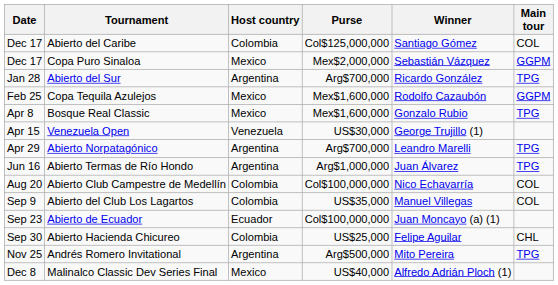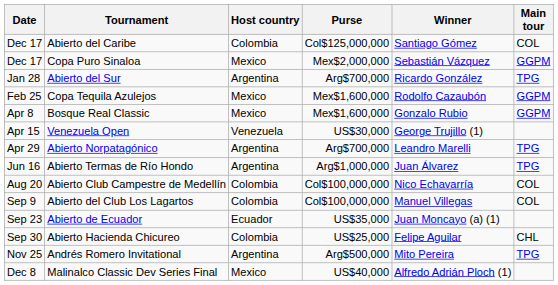(528, 114) TPG -> (533, 114) GGPM
(361, 201) US$35,000 -> (347, 201) Col$100,000,000
(347, 219) Col$100,000,000 -> (361, 219) US$35,000
